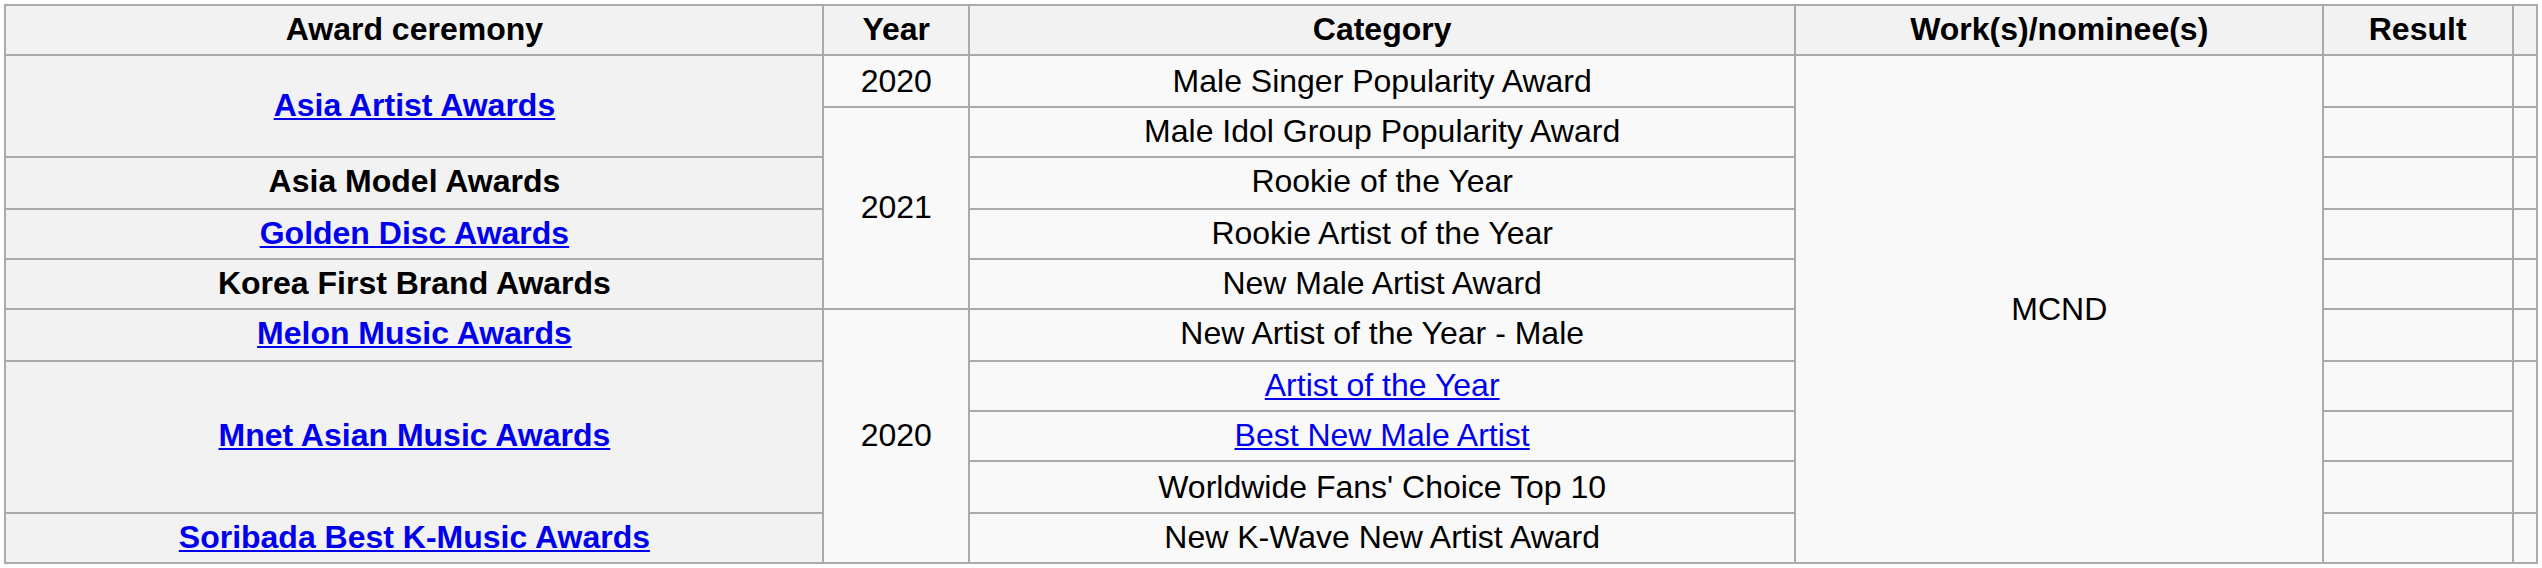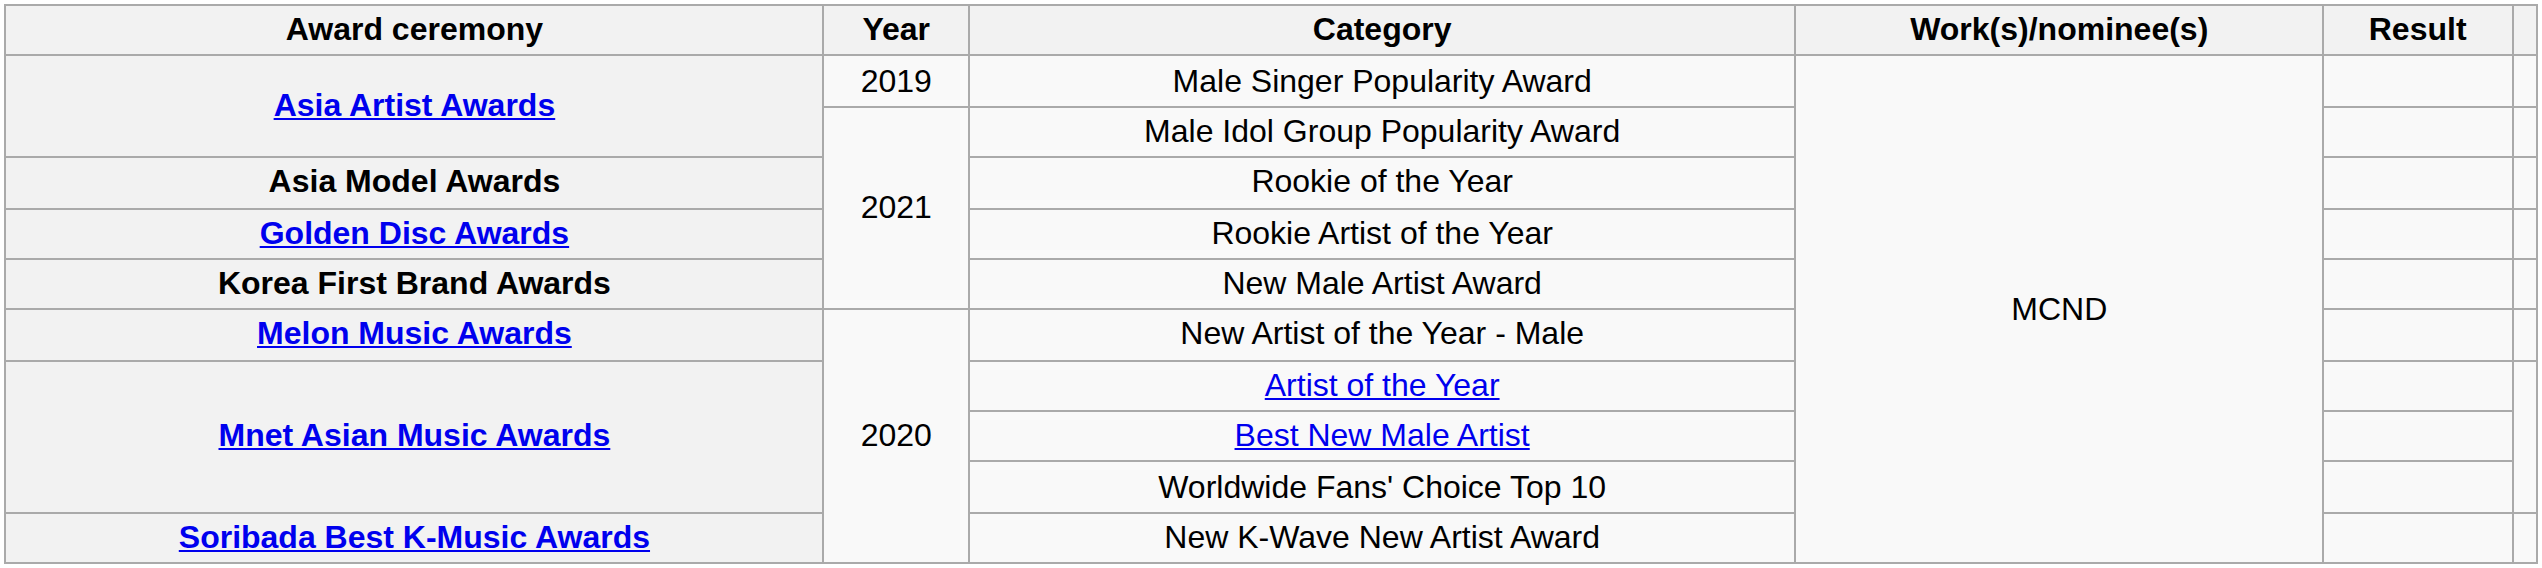(896, 80) 2020 -> (896, 80) 2019
